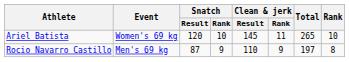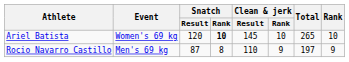(221, 37) normal -> (221, 37) bold
(281, 37) 11 -> (281, 37) 10
(221, 50) 9 -> (221, 50) 8
(333, 50) 8 -> (333, 50) 9
